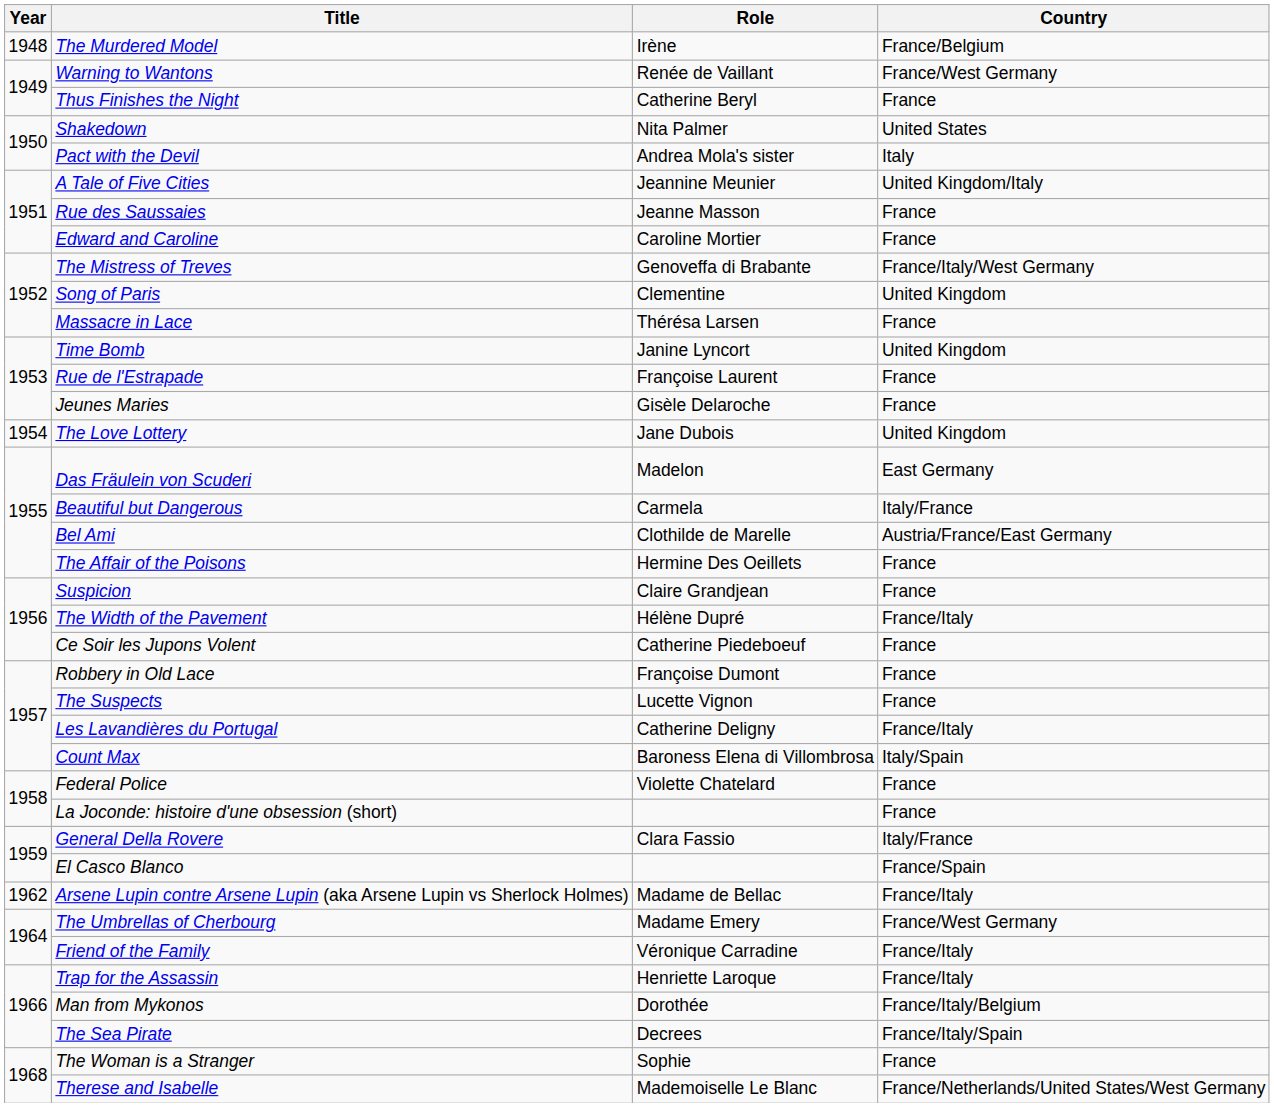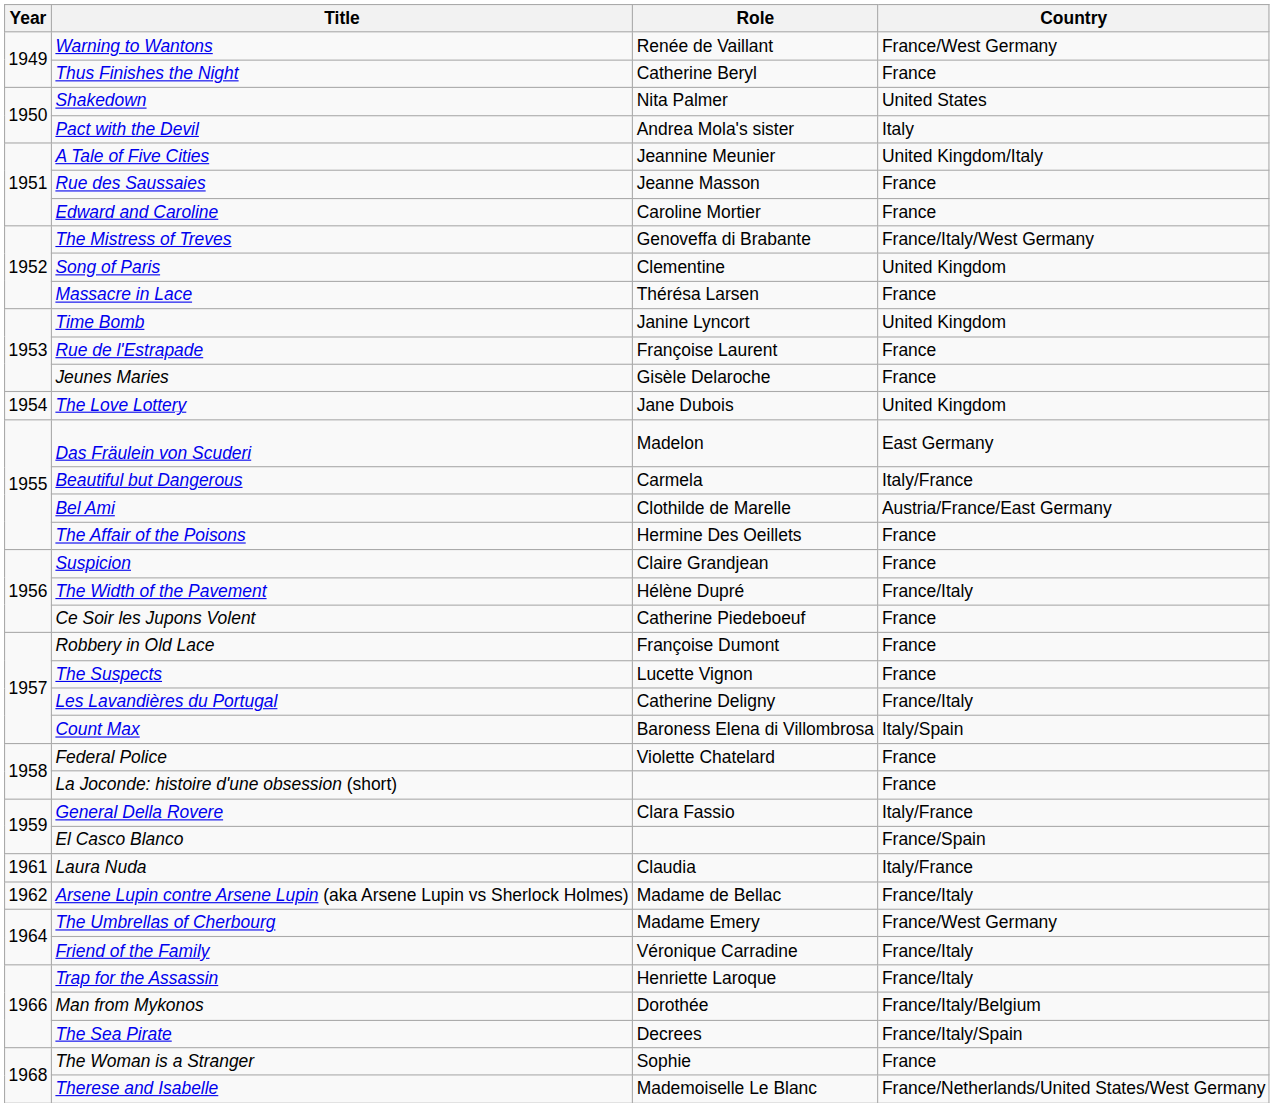- row: (136, 45)
+ row: (101, 867)
